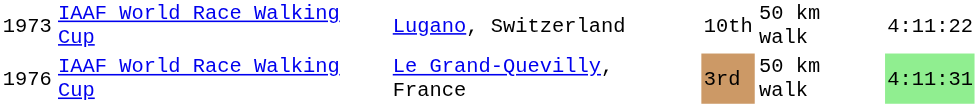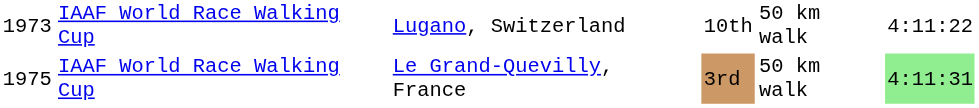(27, 79) 1976 -> (27, 79) 1975
